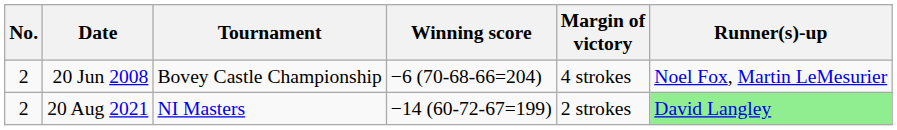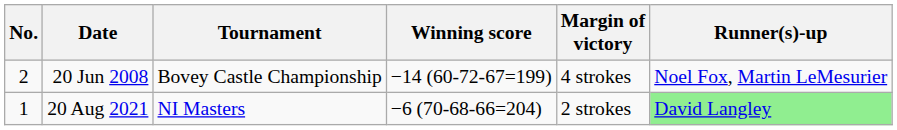(466, 76) −6 (70-68-66=204) -> (471, 76) −14 (60-72-67=199)
(24, 108) 2 -> (24, 108) 1
(471, 108) −14 (60-72-67=199) -> (466, 108) −6 (70-68-66=204)
